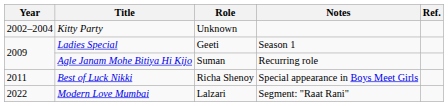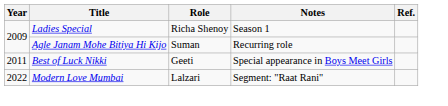- row: (80, 28)
(208, 45) Geeti -> (200, 28) Richa Shenoy
(225, 77) Richa Shenoy -> (182, 61) Geeti
